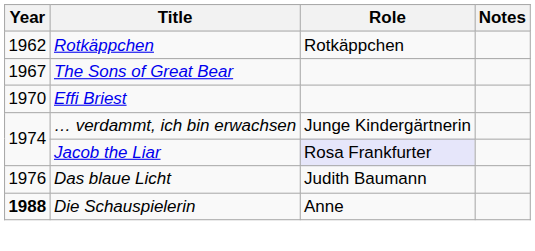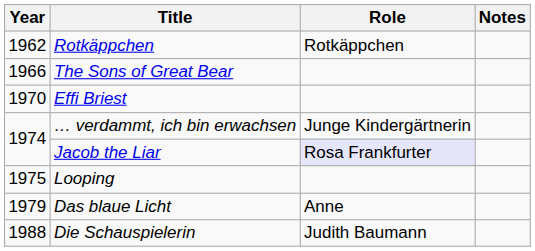(27, 71) 1967 -> (27, 71) 1966
+ row: (84, 179)
(27, 179) 1976 -> (27, 206) 1979
(365, 179) Judith Baumann -> (324, 206) Anne
(27, 206) bold -> (27, 233) normal
(324, 206) Anne -> (365, 233) Judith Baumann
